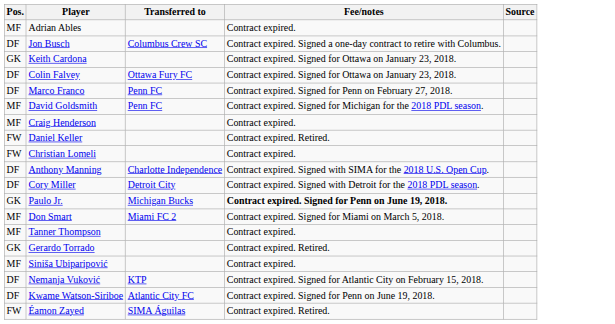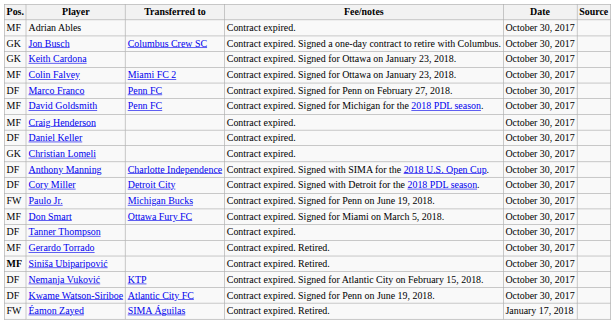+ column: (540, 12)
(13, 43) DF -> (14, 43) GK
(13, 75) DF -> (14, 75) MF
(160, 75) Ottawa Fury FC -> (152, 75) Miami FC 2
(14, 138) FW -> (13, 138) DF
(278, 138) Contract expired. Retired. -> (261, 138) Contract expired.
(14, 153) FW -> (14, 153) GK
(14, 201) GK -> (14, 201) FW
(337, 201) bold -> (331, 201) normal
(152, 216) Miami FC 2 -> (160, 216) Ottawa Fury FC
(14, 232) MF -> (13, 232) DF
(14, 248) GK -> (14, 248) MF
(14, 264) normal -> (14, 264) bold
(261, 264) Contract expired. -> (278, 264) Contract expired. Retired.
